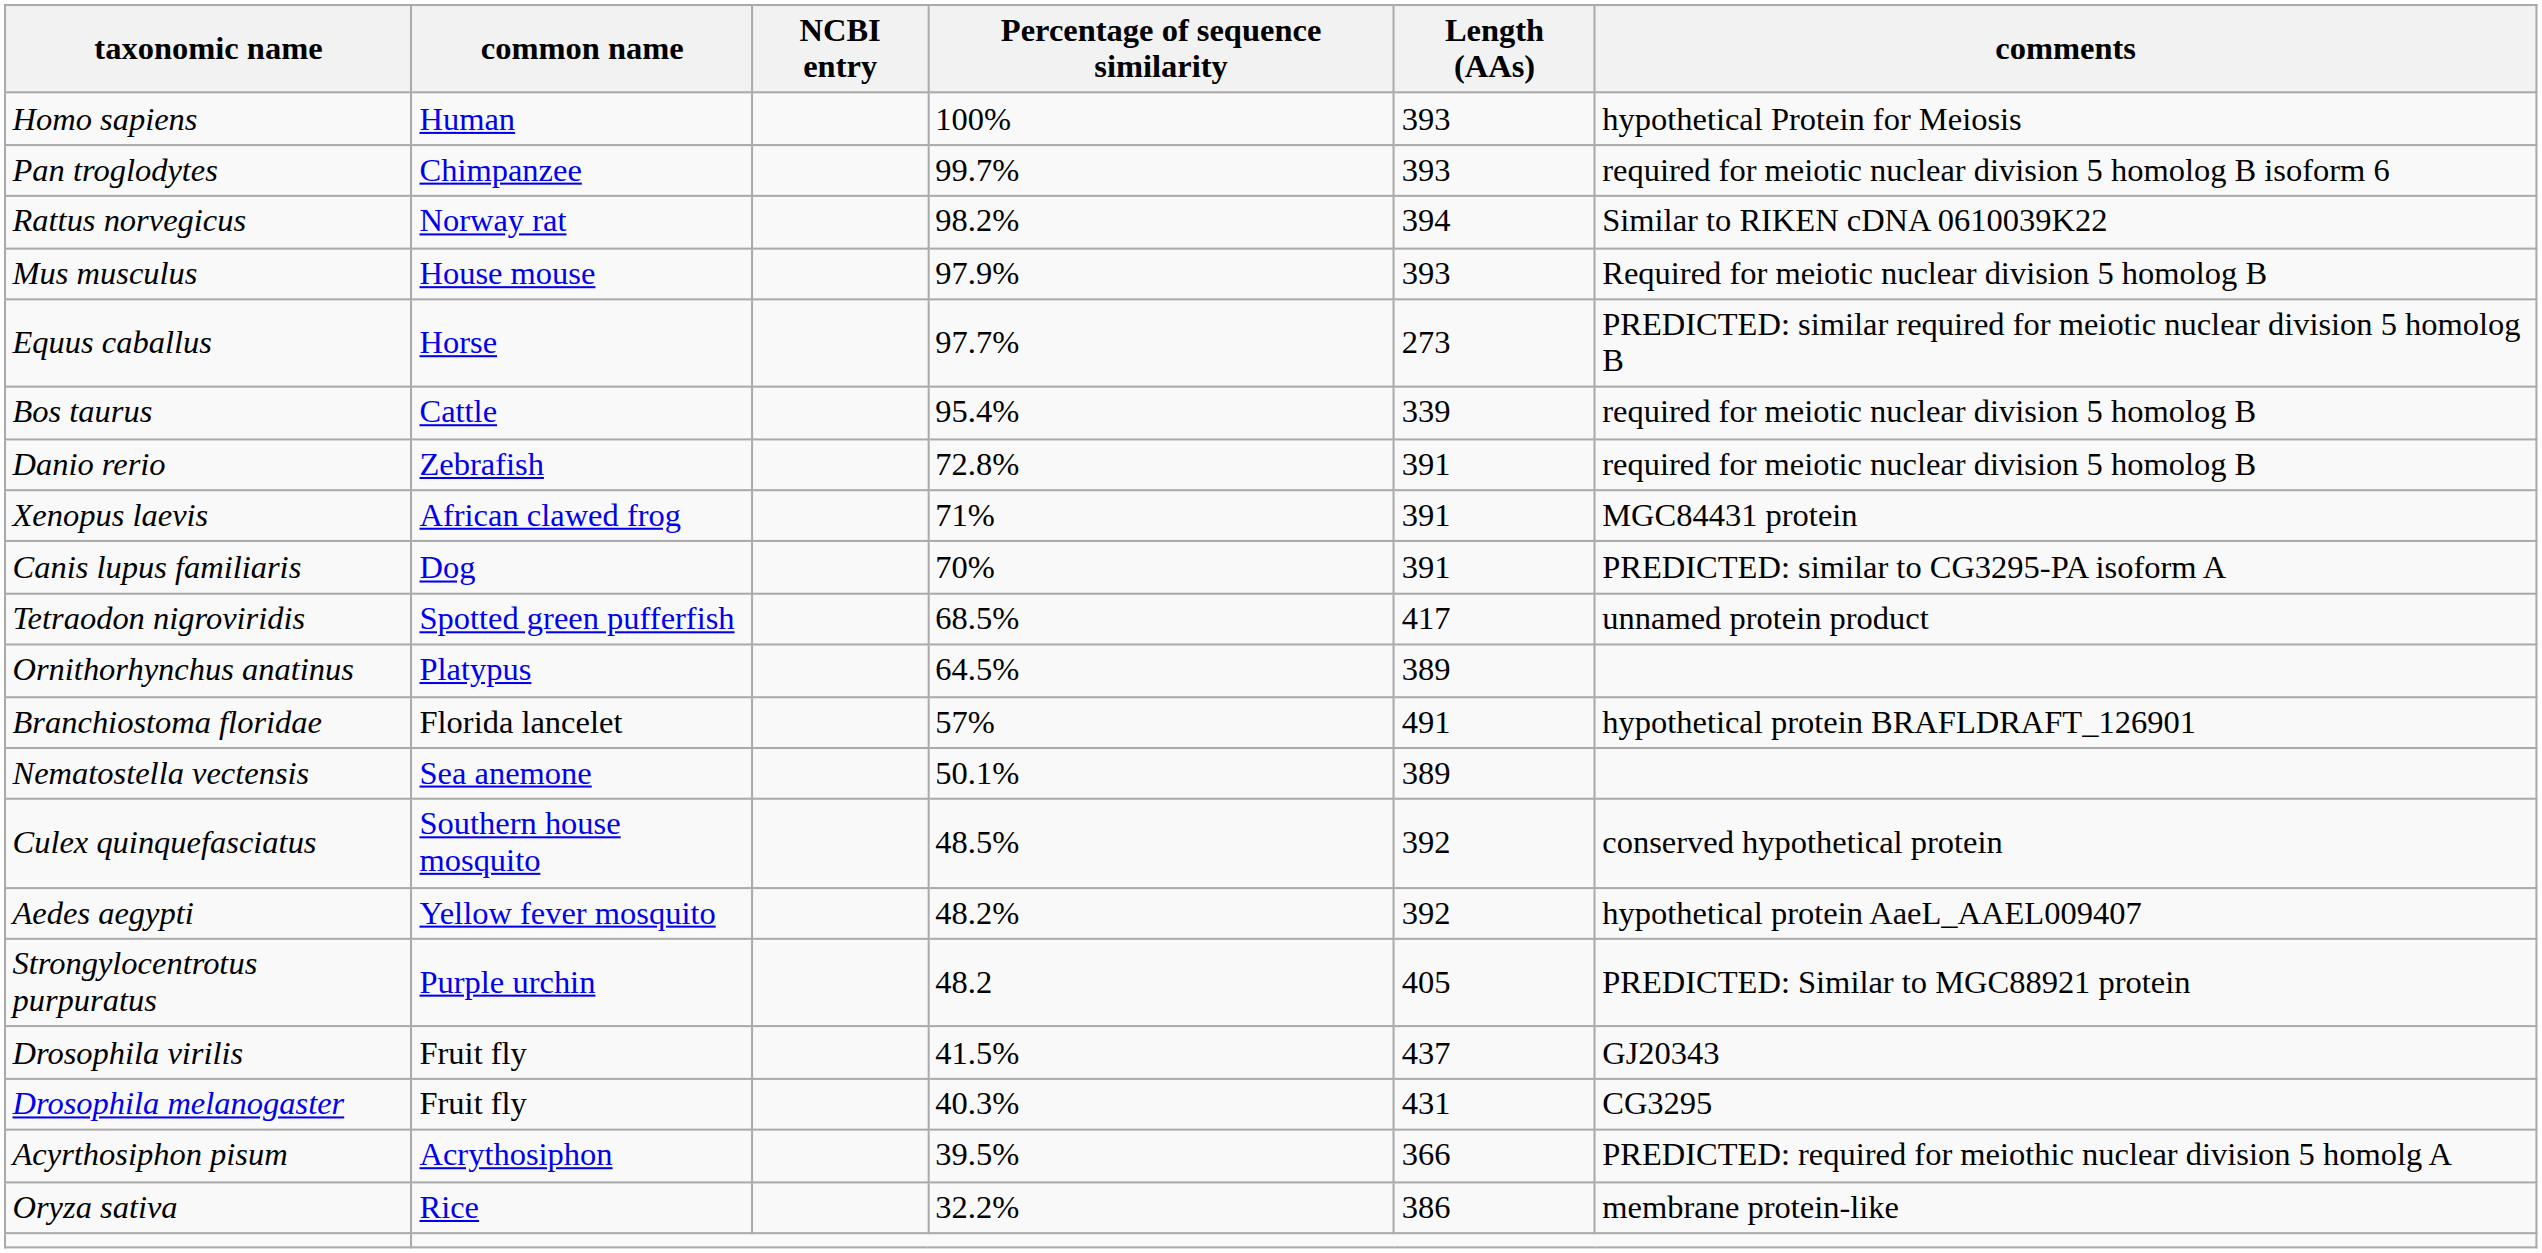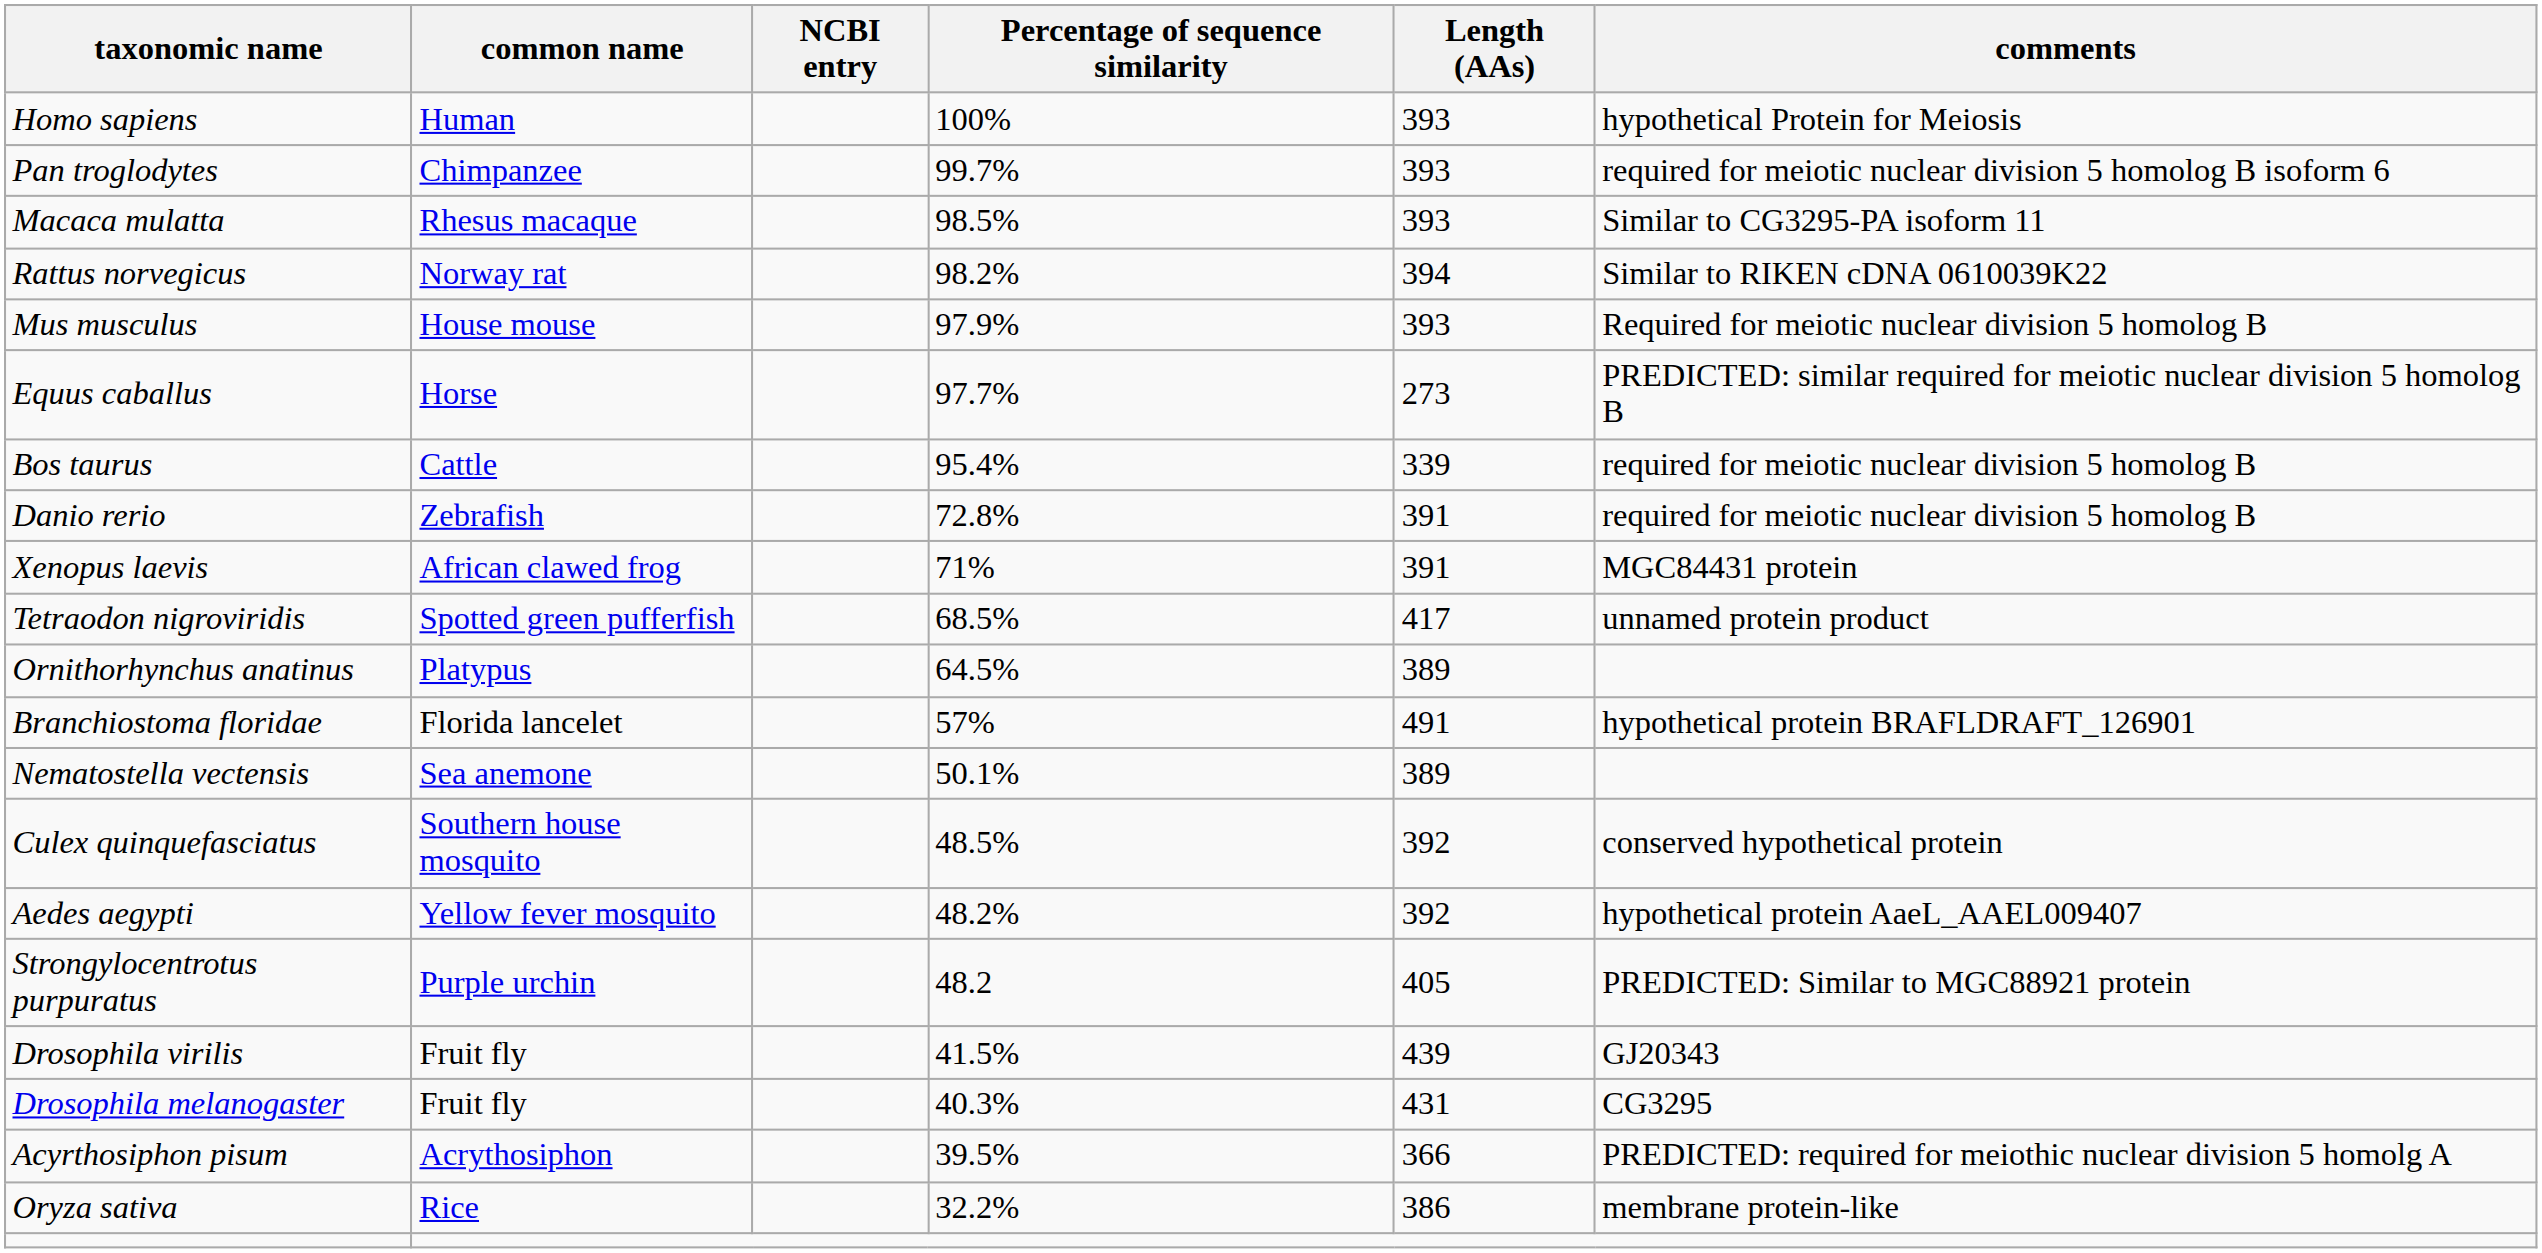+ row: (118, 221)
- row: (157, 566)
(1426, 1052) 437 -> (1426, 1052) 439
